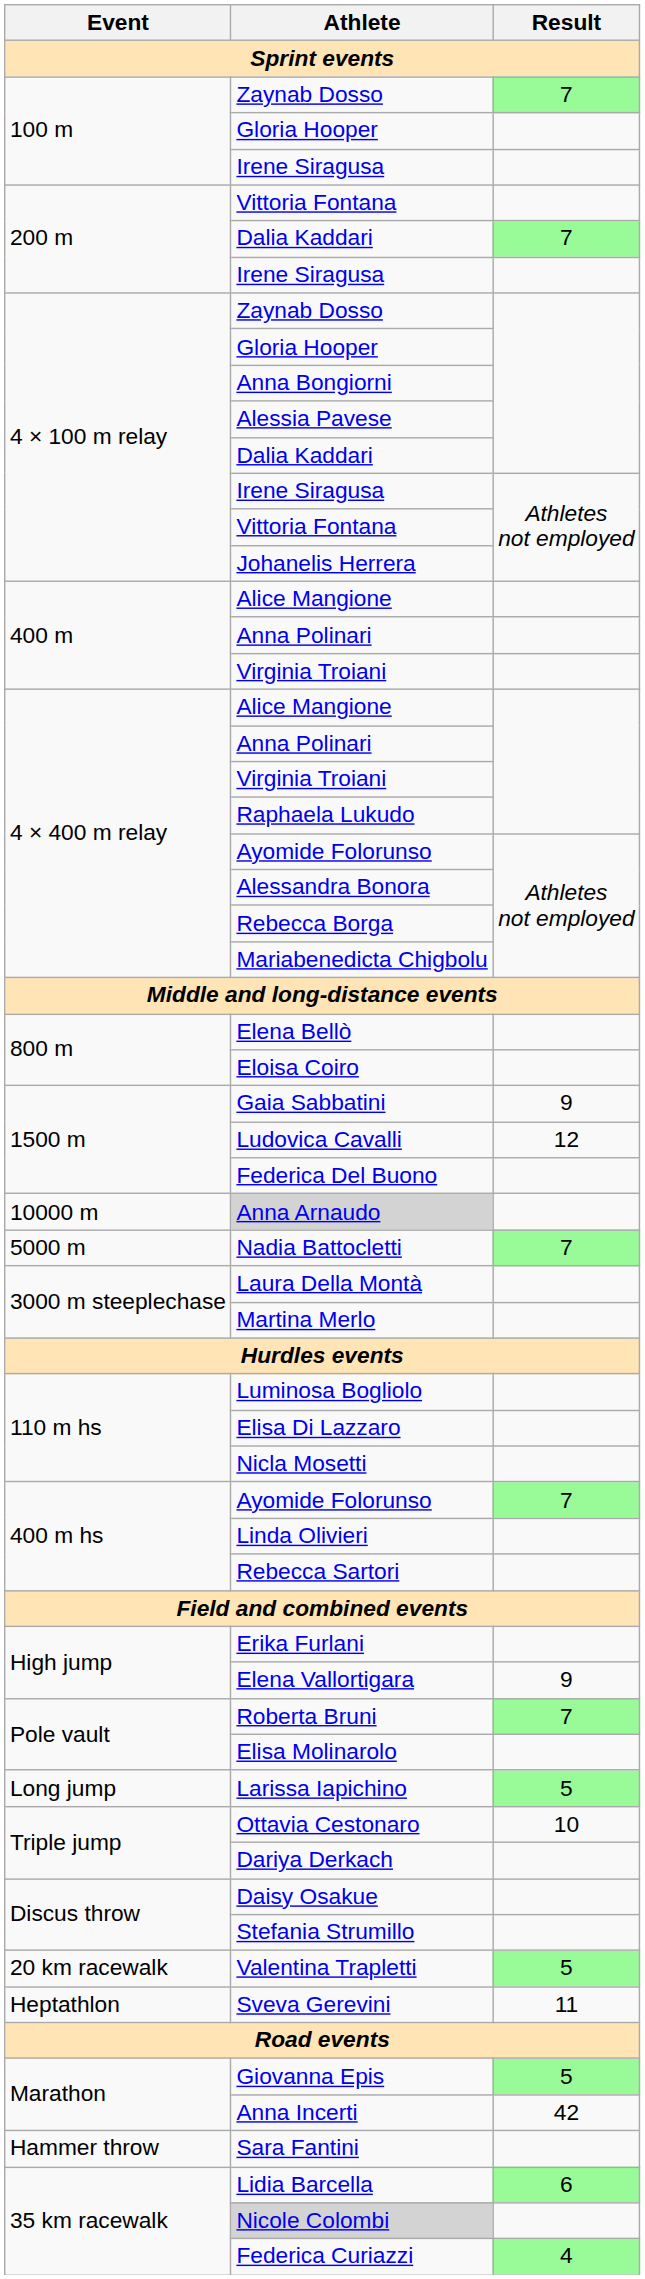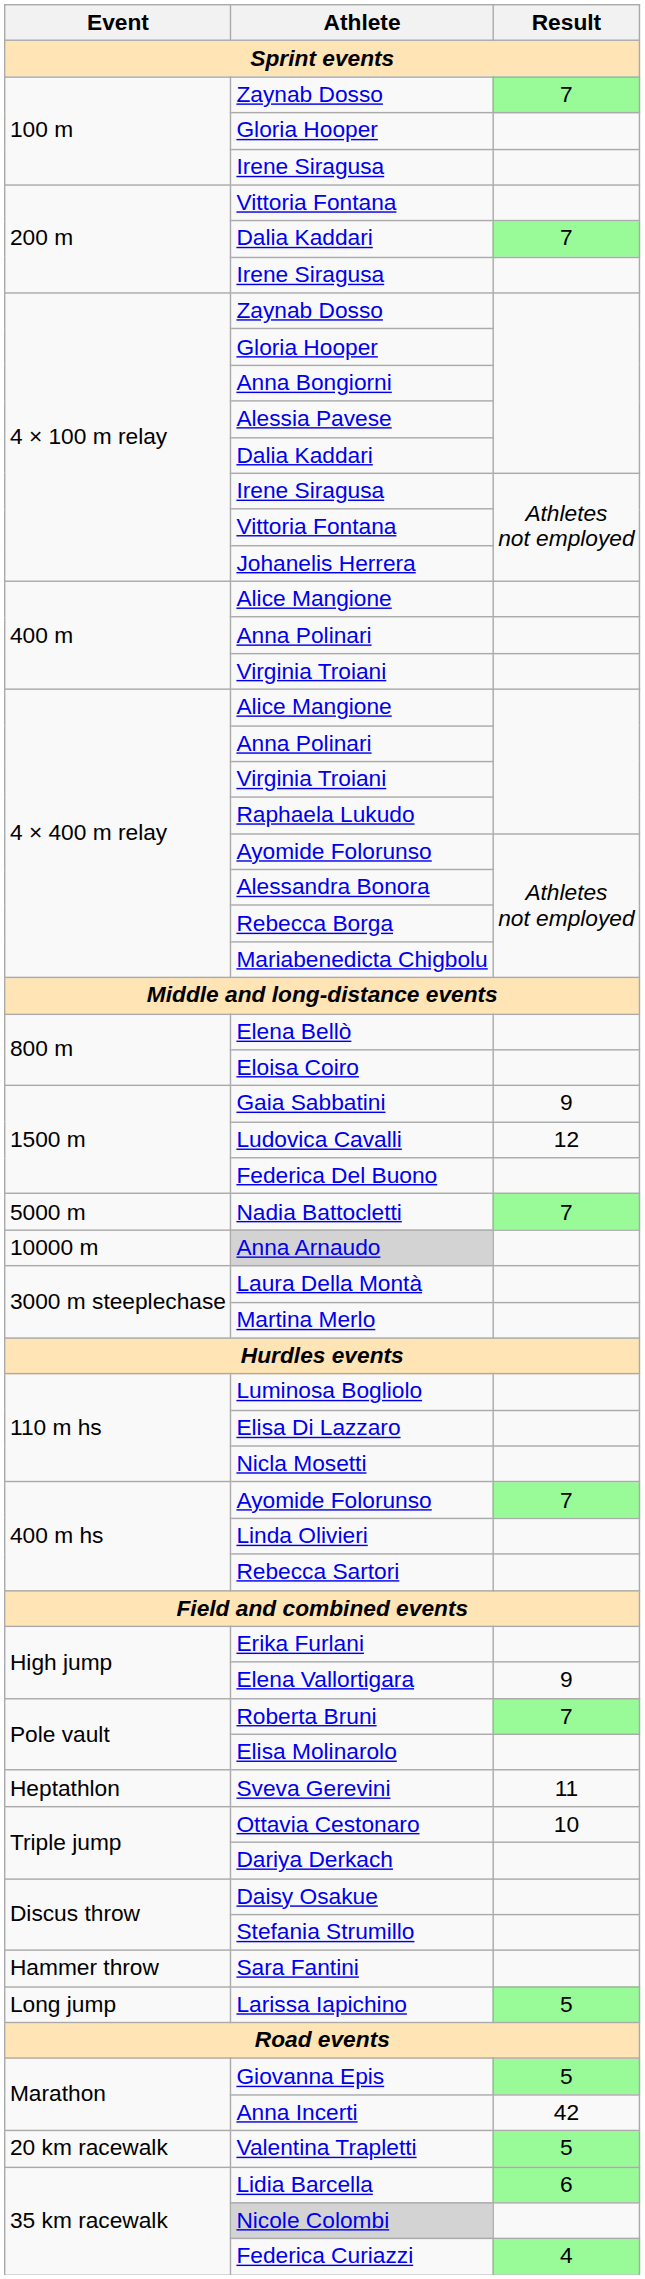rows swapped: (48, 1247) <-> (54, 1211)
rows swapped: (63, 1788) <-> (65, 2004)
rows swapped: (84, 2148) <-> (89, 1968)
